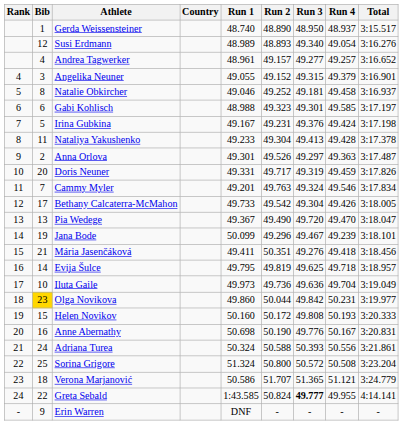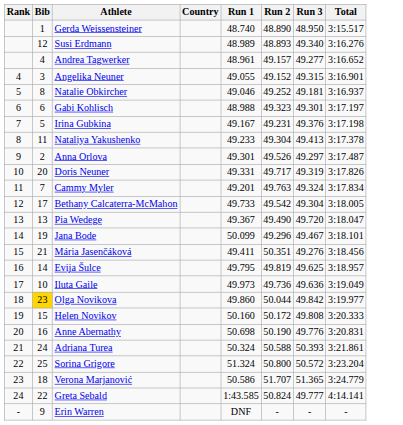- column: (342, 12)
(310, 396) bold -> (310, 396) normal
